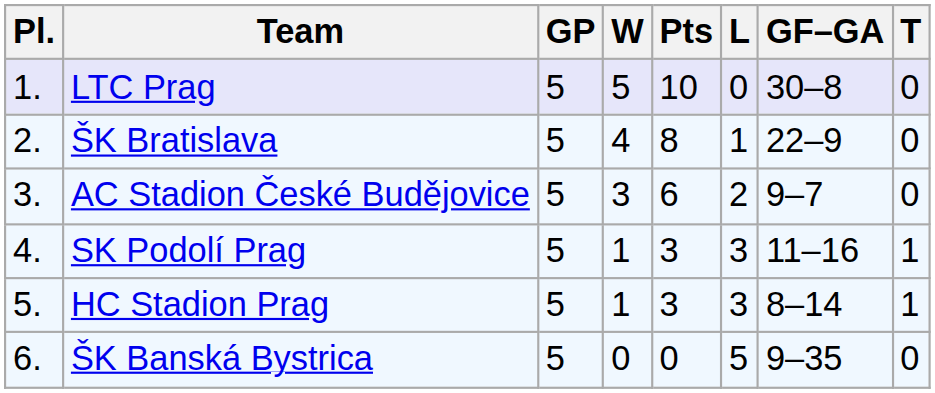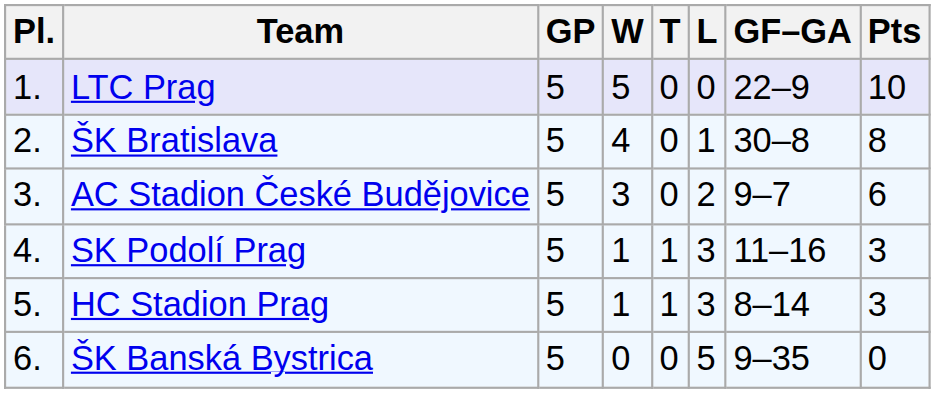columns swapped: (911, 31) <-> (686, 31)
(804, 86) 30–8 -> (772, 86) 22–9
(804, 140) 22–9 -> (772, 140) 30–8
